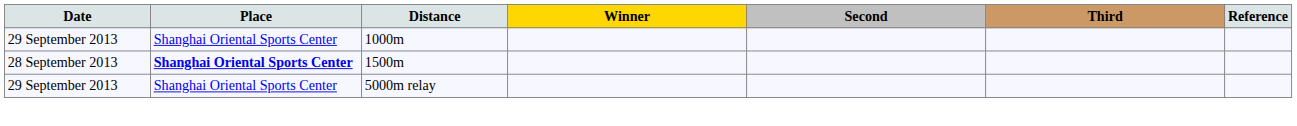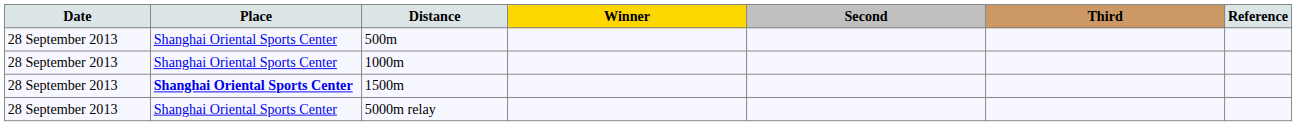+ row: (381, 39)
(63, 39) 29 September 2013 -> (63, 62) 28 September 2013
(63, 85) 29 September 2013 -> (63, 109) 28 September 2013
